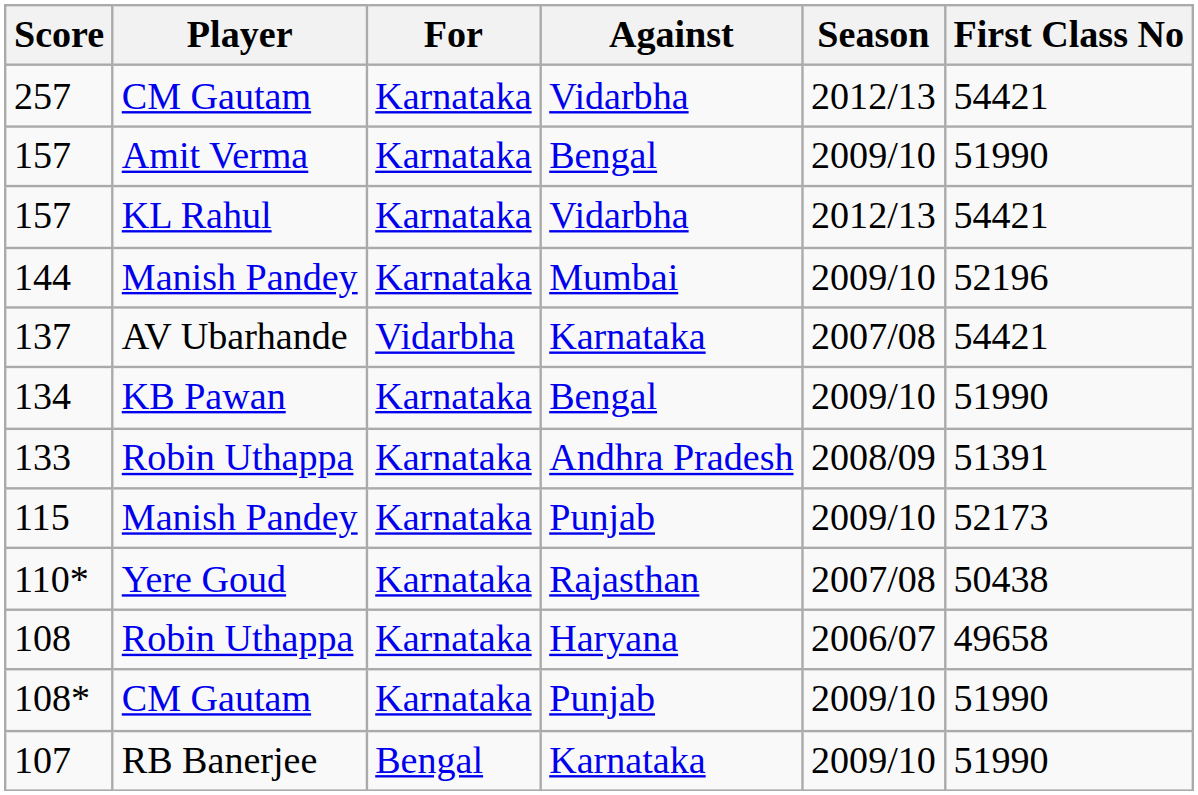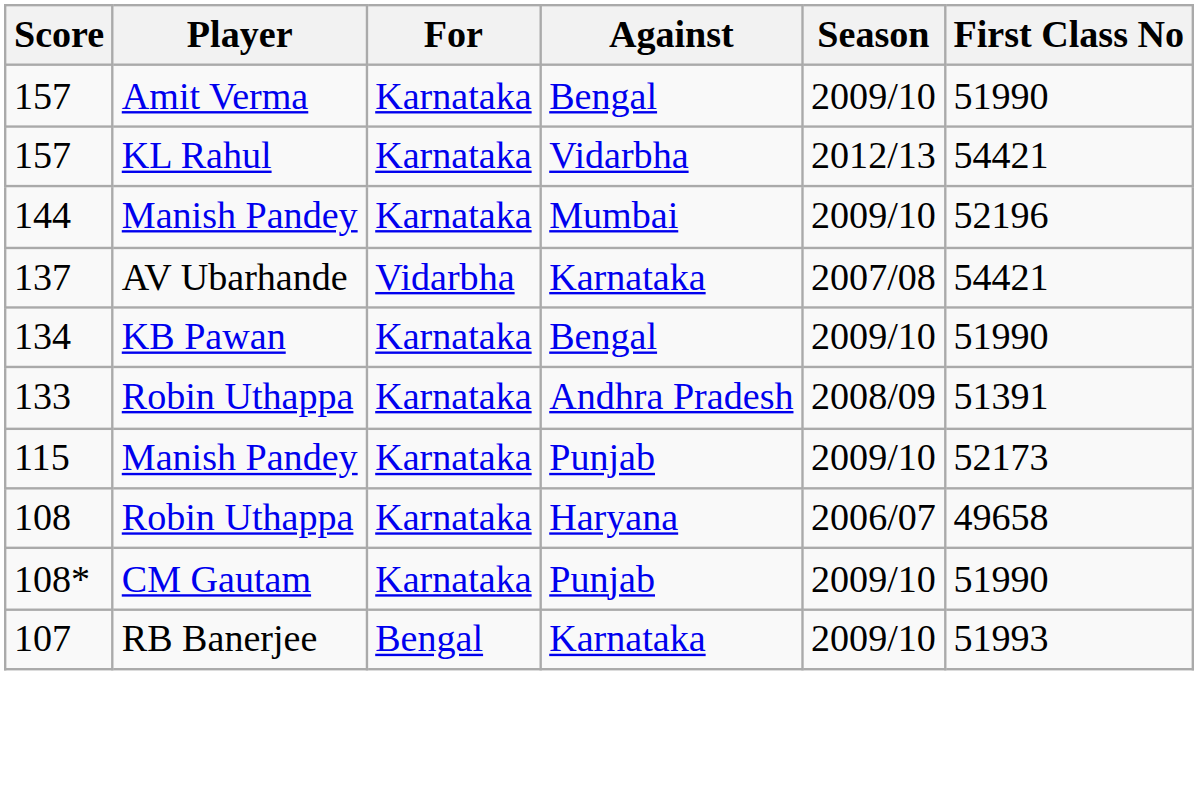- row: (43, 95)
- row: (51, 578)
(1001, 759) 51990 -> (1001, 638) 51993
